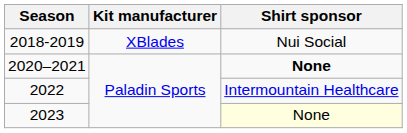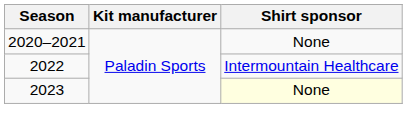- row: (47, 41)
(311, 66) bold -> (311, 41) normal
